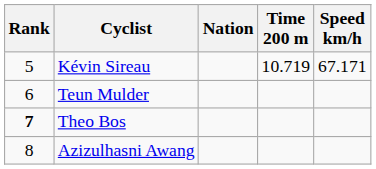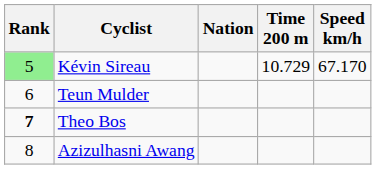(29, 66) no background -> (29, 66) lightgreen background
(286, 66) 10.719 -> (286, 66) 10.729
(342, 66) 67.171 -> (342, 66) 67.170
